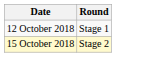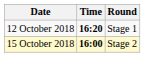+ column: (91, 12)
